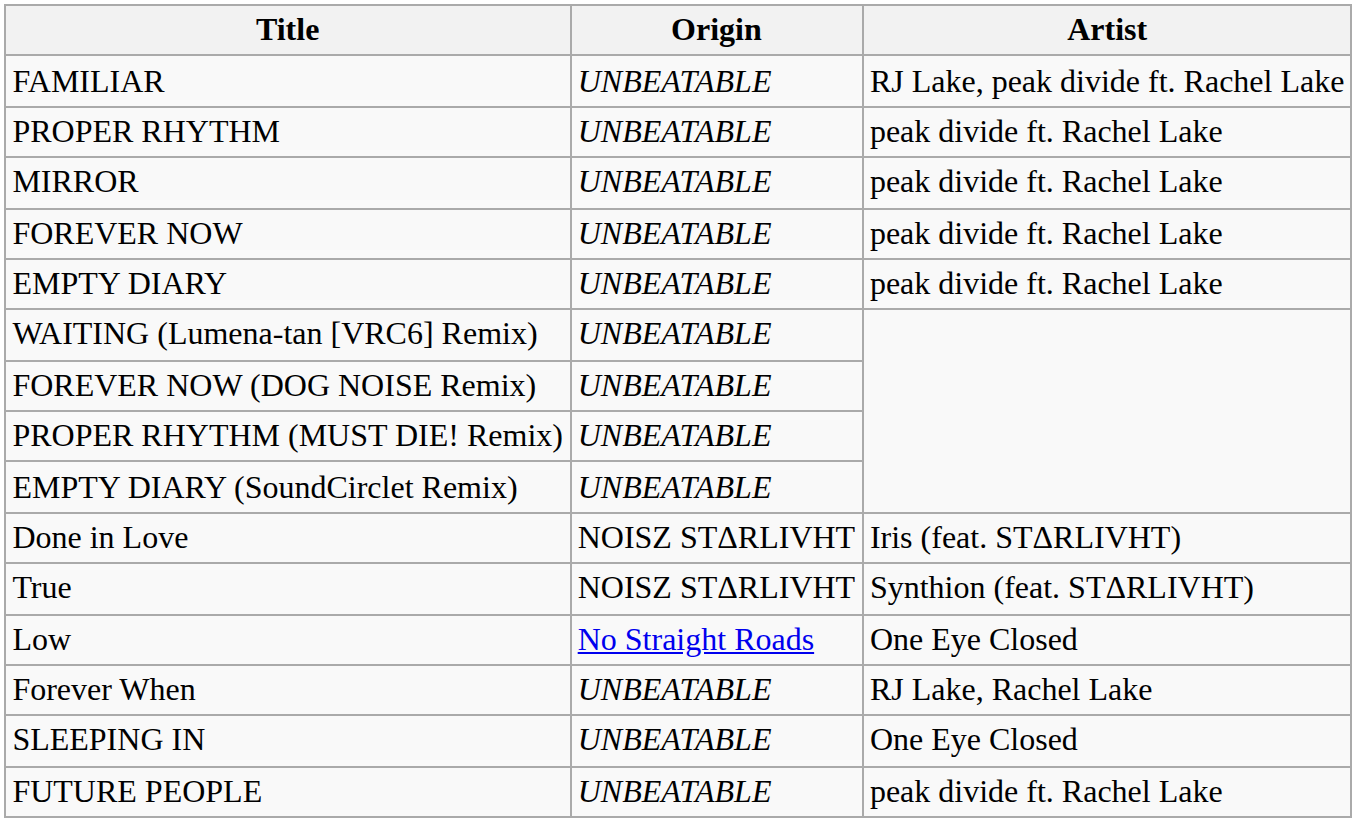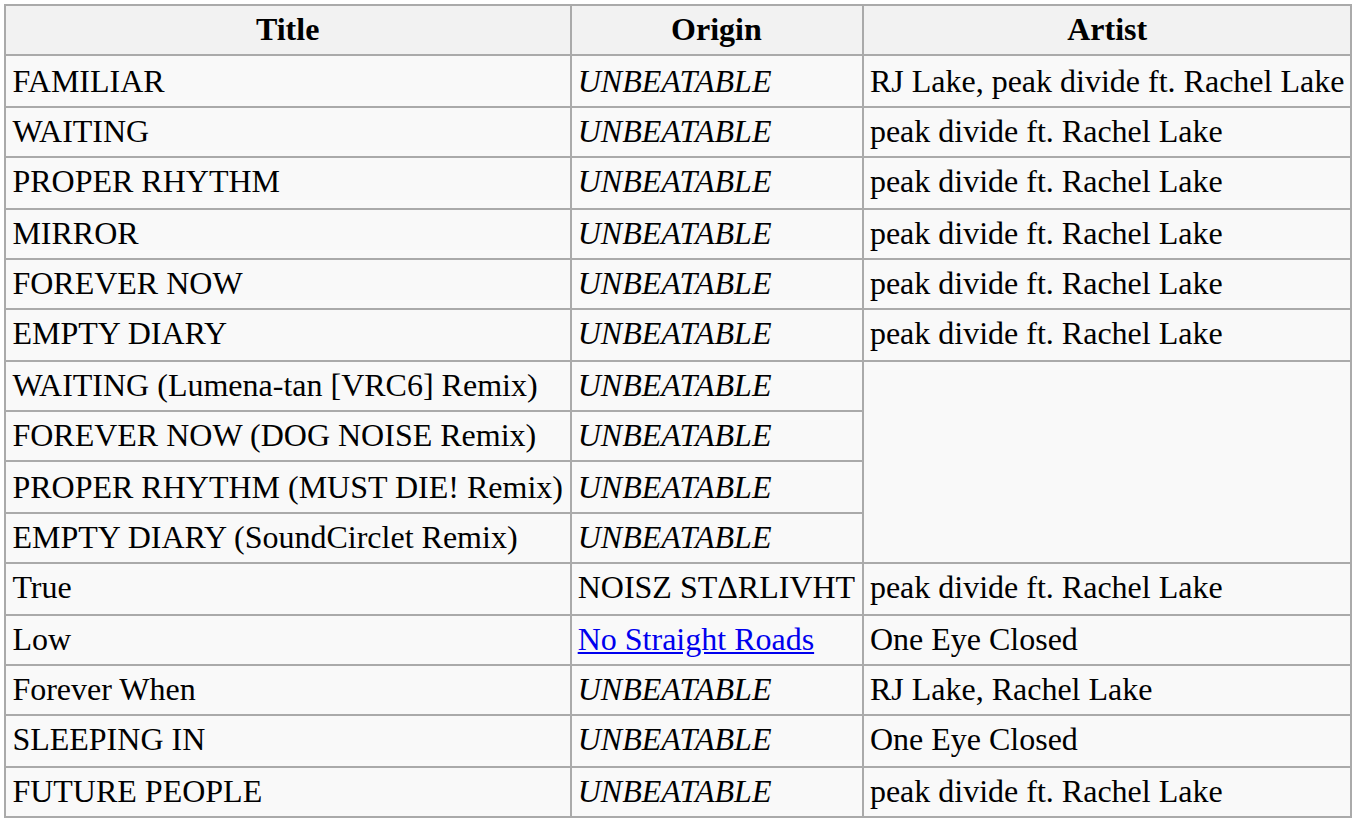+ row: (81, 131)
- row: (100, 537)
(1062, 588) Synthion (feat. STΔRLIVHT) -> (1046, 588) peak divide ft. Rachel Lake
